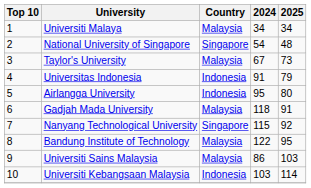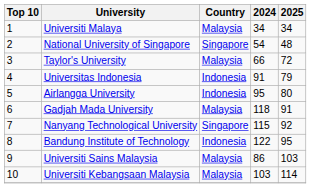(259, 61) 67 -> (259, 61) 66
(286, 61) 73 -> (286, 61) 72
(222, 142) Malaysia -> (224, 142) Indonesia
(224, 175) Indonesia -> (222, 175) Malaysia
